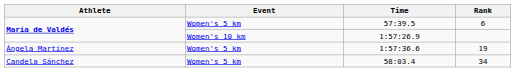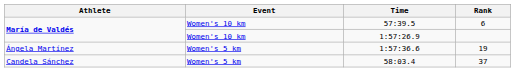(214, 23) Women's 5 km -> (216, 23) Women's 10 km
(483, 61) 34 -> (483, 61) 37
